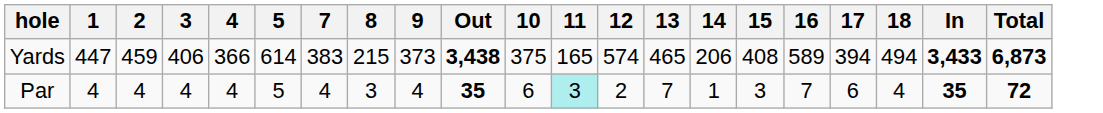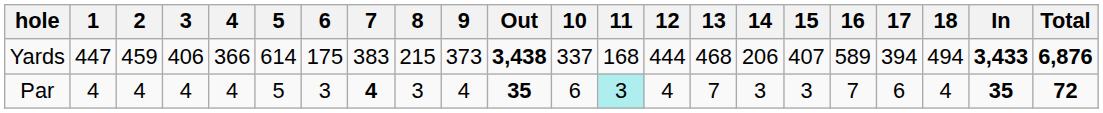+ column: (325, 21)
(528, 56) 375 -> (575, 56) 337
(575, 56) 165 -> (621, 56) 168
(621, 56) 574 -> (667, 56) 444
(667, 56) 465 -> (714, 56) 468
(760, 56) 408 -> (806, 56) 407
(1019, 56) 6,873 -> (1065, 56) 6,876
(325, 90) normal -> (371, 90) bold
(621, 90) 2 -> (667, 90) 4
(714, 90) 1 -> (760, 90) 3
